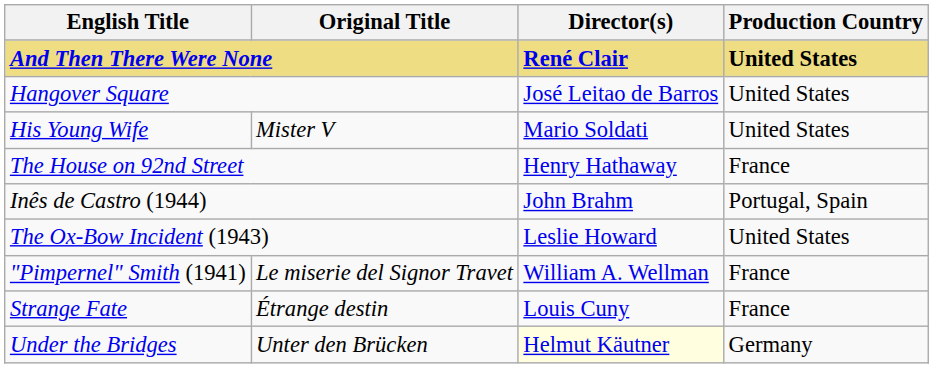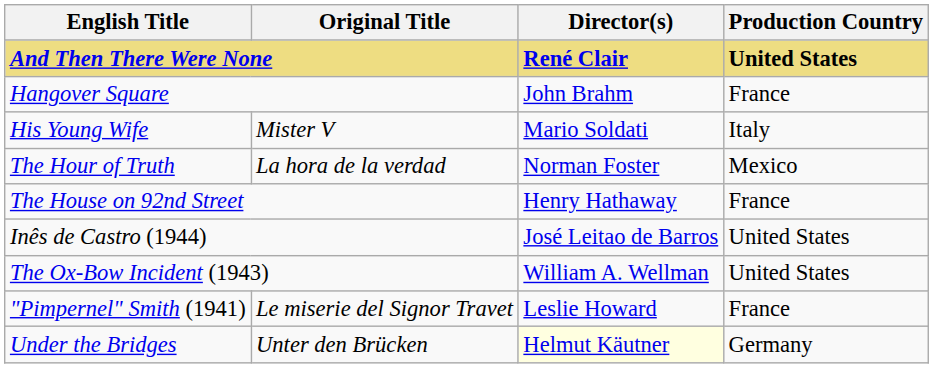(621, 93) José Leitao de Barros -> (578, 93) John Brahm
(789, 93) United States -> (759, 93) France
(789, 129) United States -> (749, 129) Italy
+ row: (92, 165)
(578, 201) John Brahm -> (621, 237) José Leitao de Barros
(798, 201) Portugal, Spain -> (789, 237) United States
(590, 237) Leslie Howard -> (616, 272) William A. Wellman
(616, 272) William A. Wellman -> (590, 308) Leslie Howard
- row: (68, 308)
